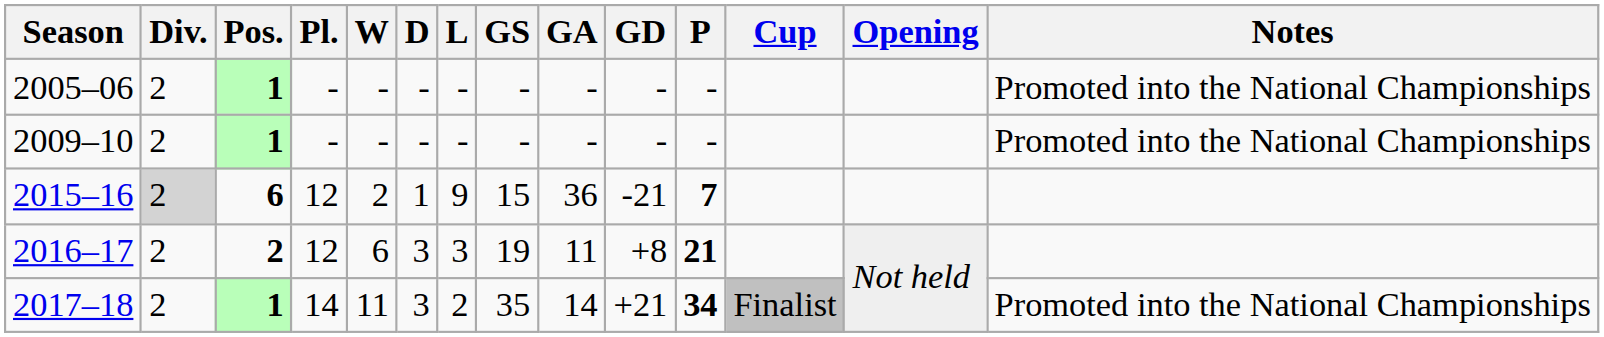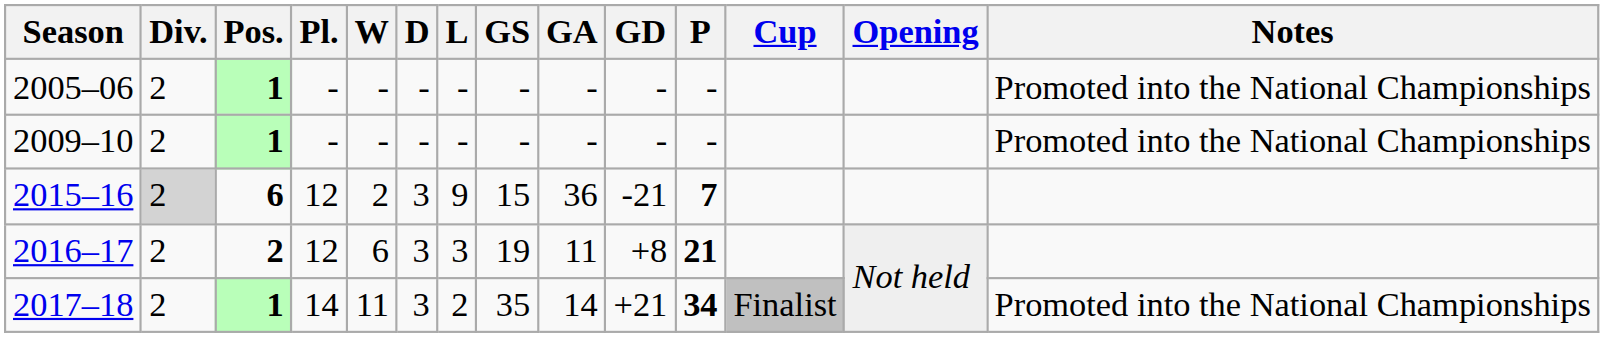(421, 195) 1 -> (421, 195) 3
